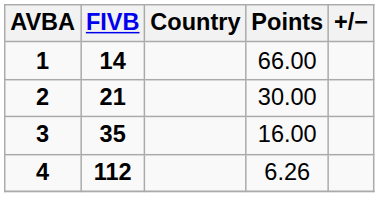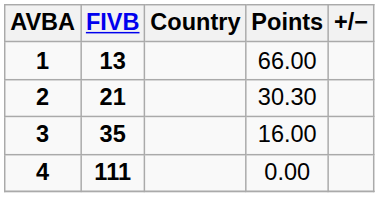(113, 60) 14 -> (113, 60) 13
(287, 97) 30.00 -> (287, 97) 30.30
(113, 172) 112 -> (113, 172) 111
(287, 172) 6.26 -> (287, 172) 0.00
